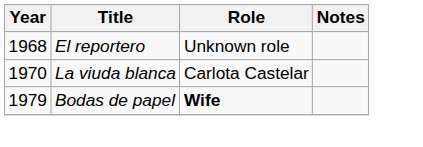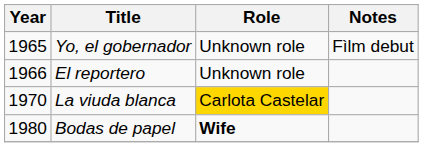+ row: (123, 45)
(28, 45) 1968 -> (28, 73) 1966
(246, 73) no background -> (262, 100) gold background
(28, 100) 1979 -> (28, 127) 1980
